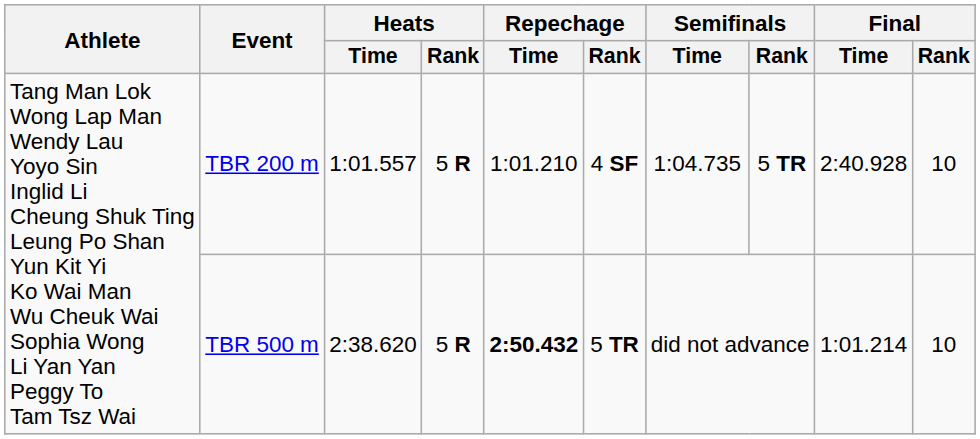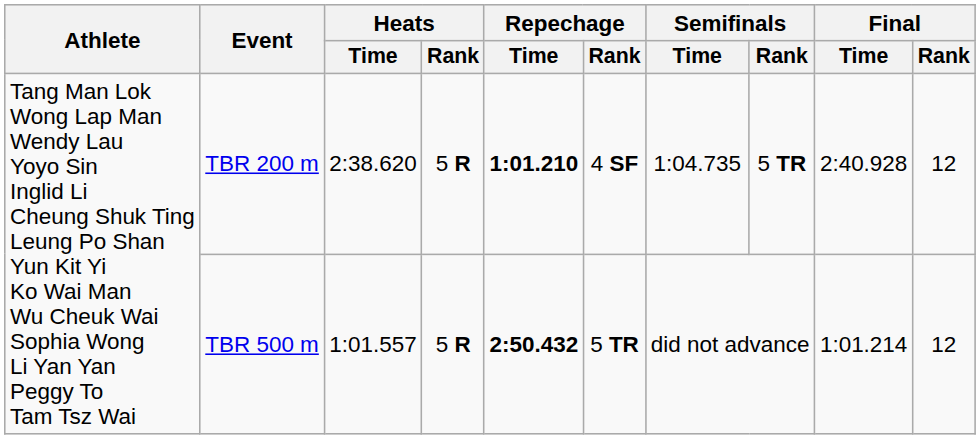(373, 164) 1:01.557 -> (373, 164) 2:38.620
(534, 164) normal -> (534, 164) bold
(944, 164) 10 -> (944, 164) 12
(373, 344) 2:38.620 -> (373, 344) 1:01.557
(944, 344) 10 -> (944, 344) 12
